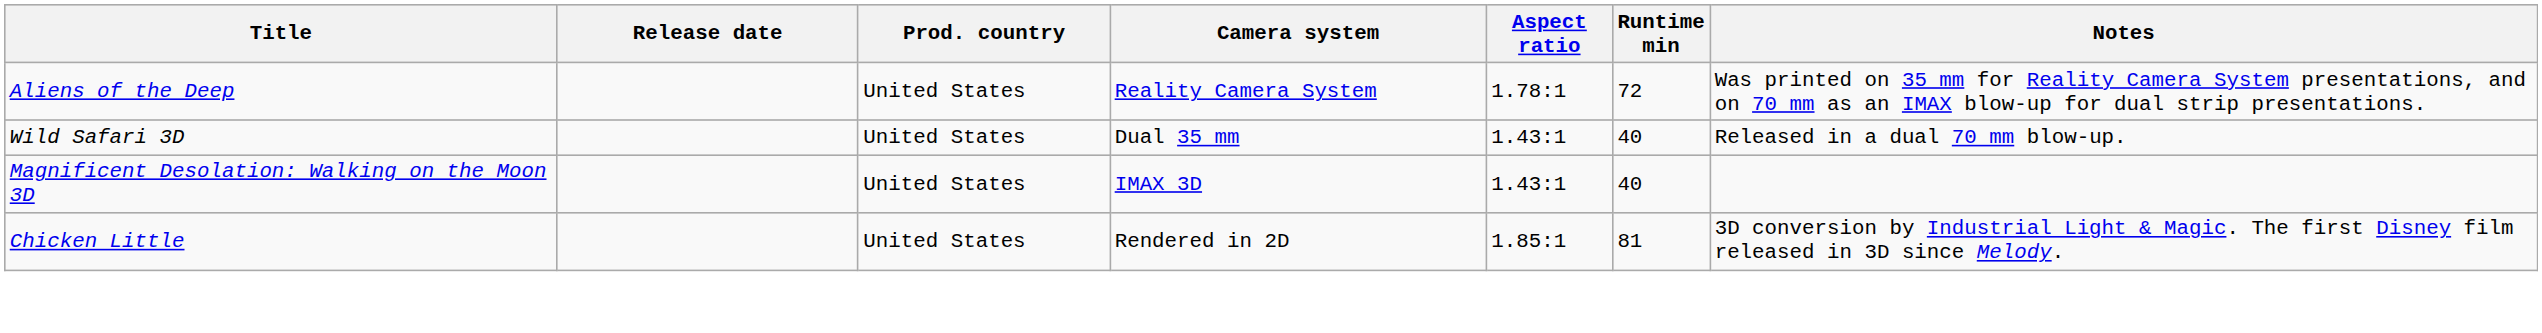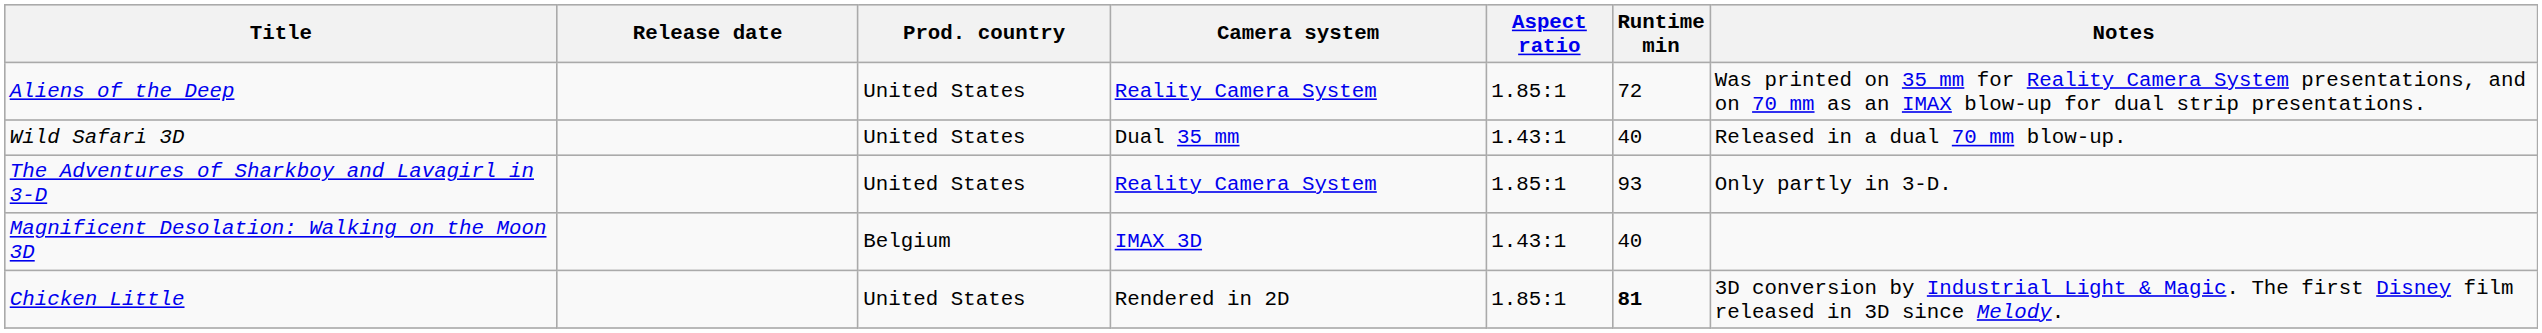(1529, 92) 1.78:1 -> (1529, 92) 1.85:1
+ row: (272, 183)
(944, 183) United States -> (907, 241) Belgium
(1630, 241) normal -> (1630, 299) bold
